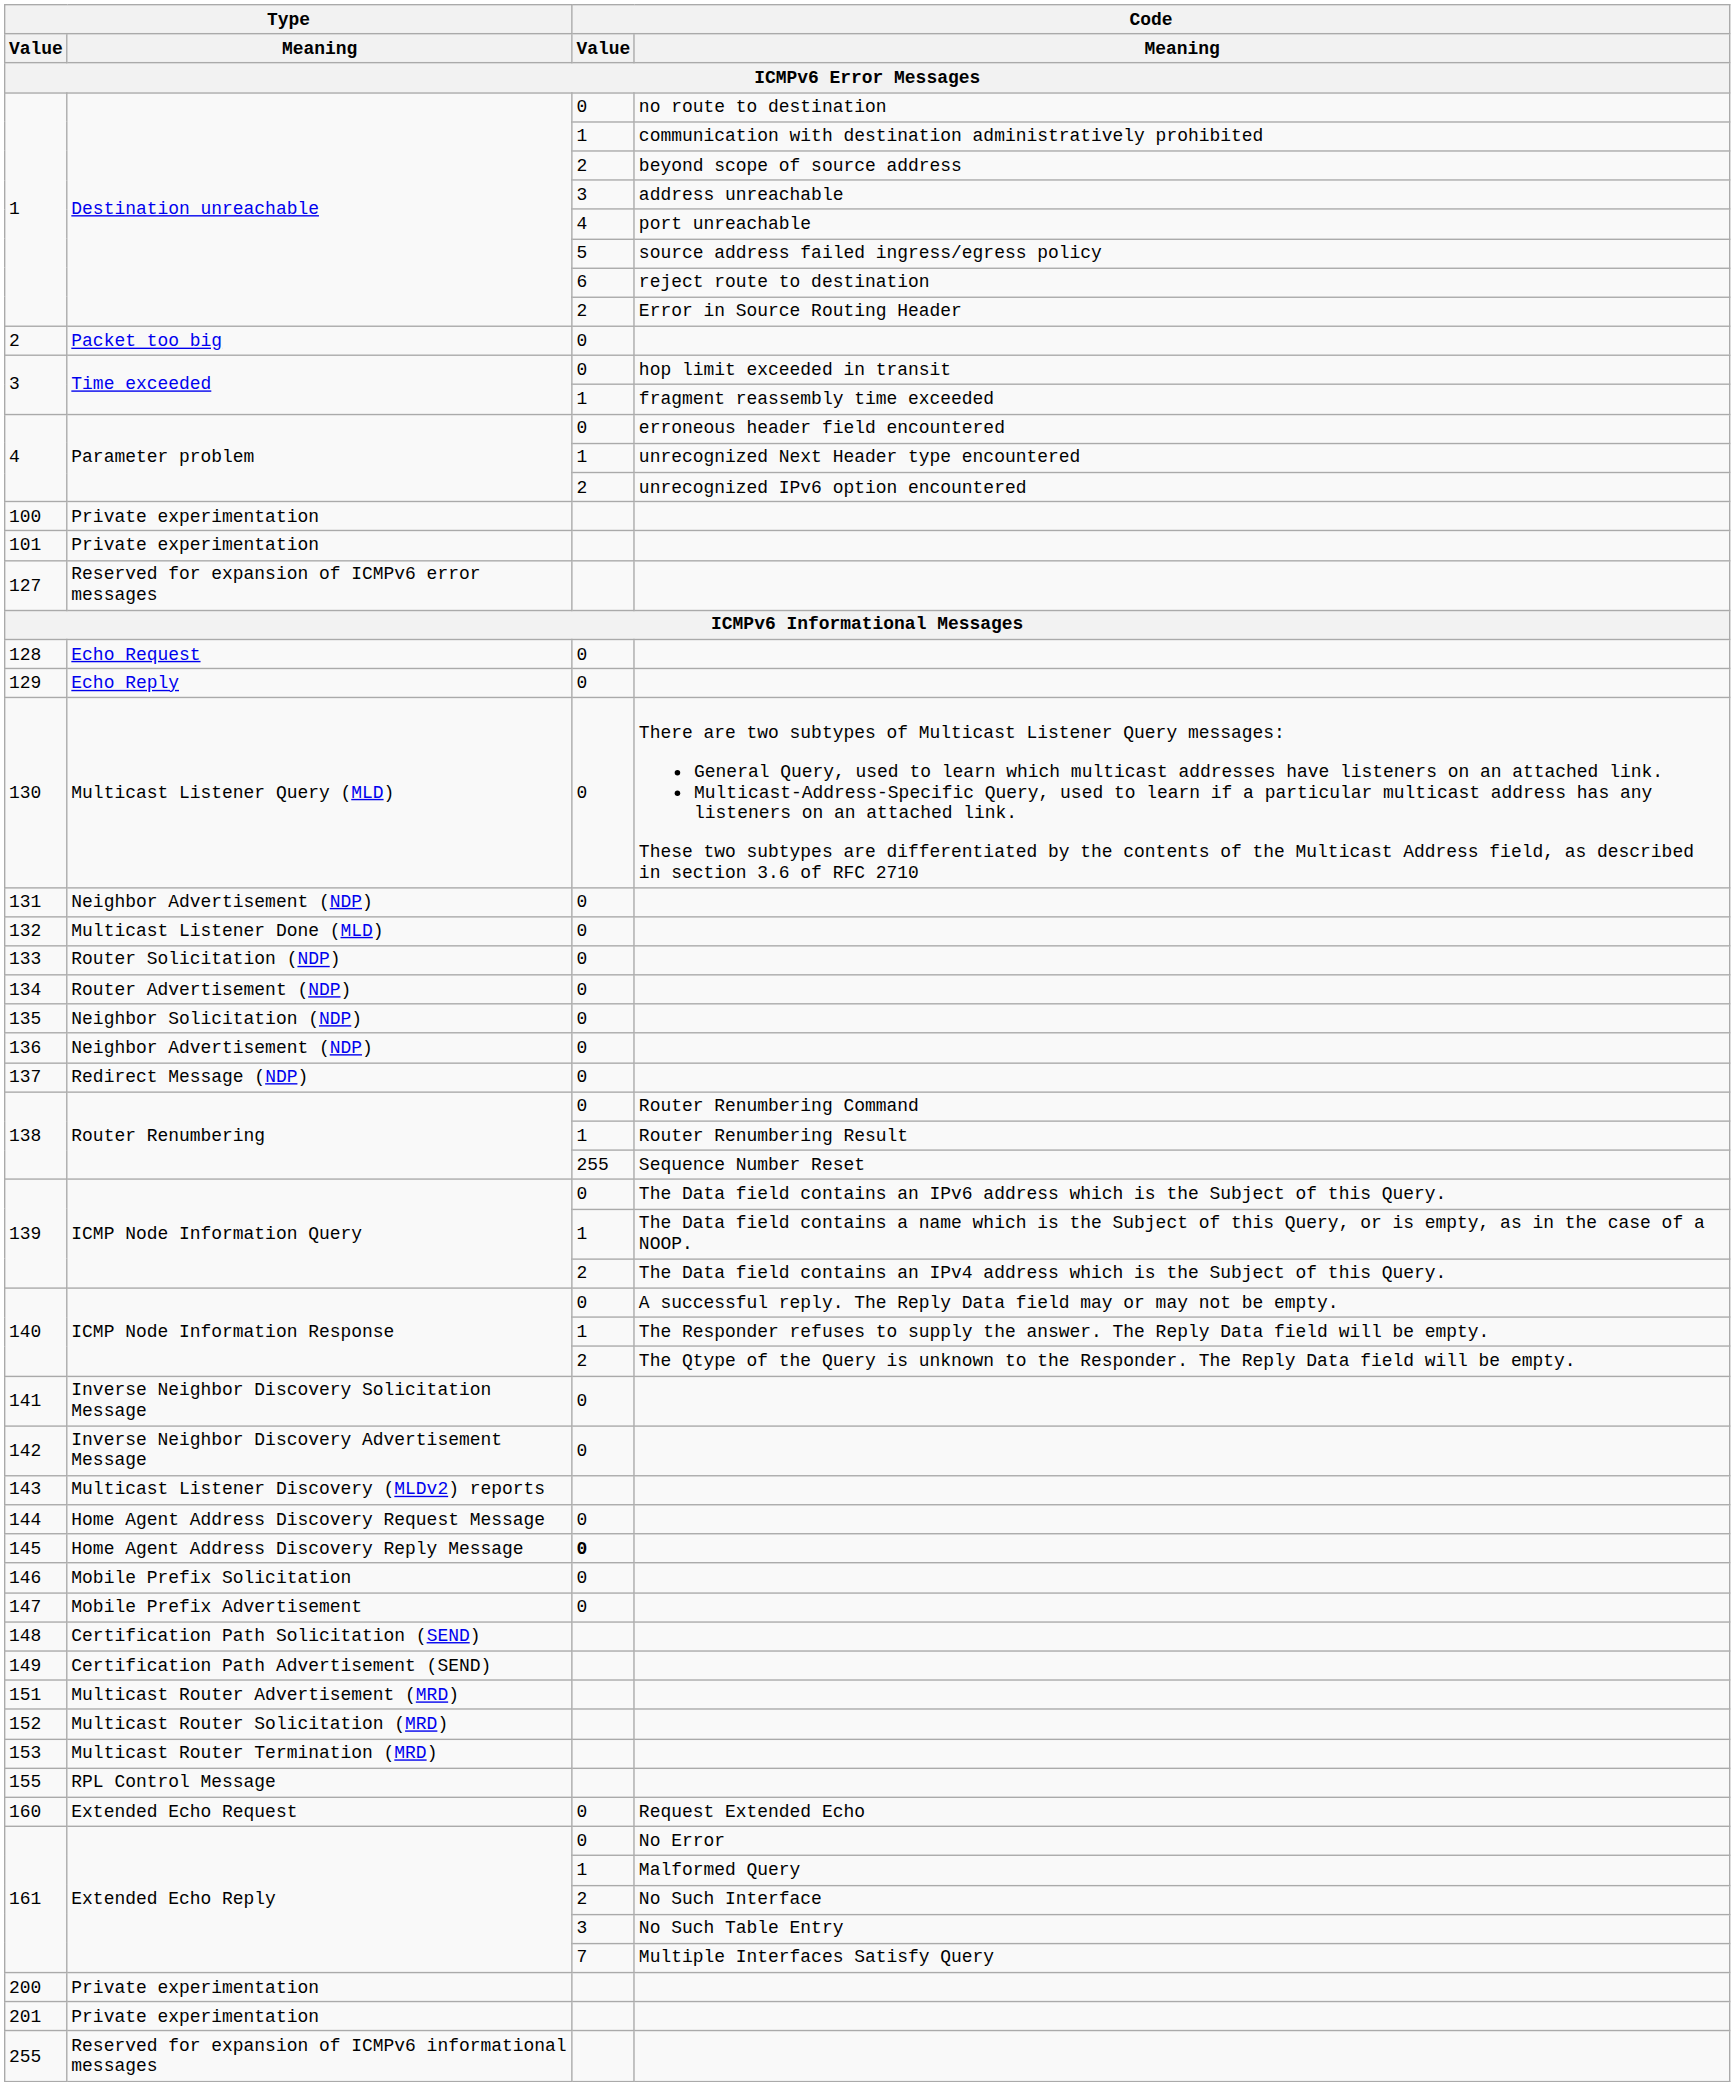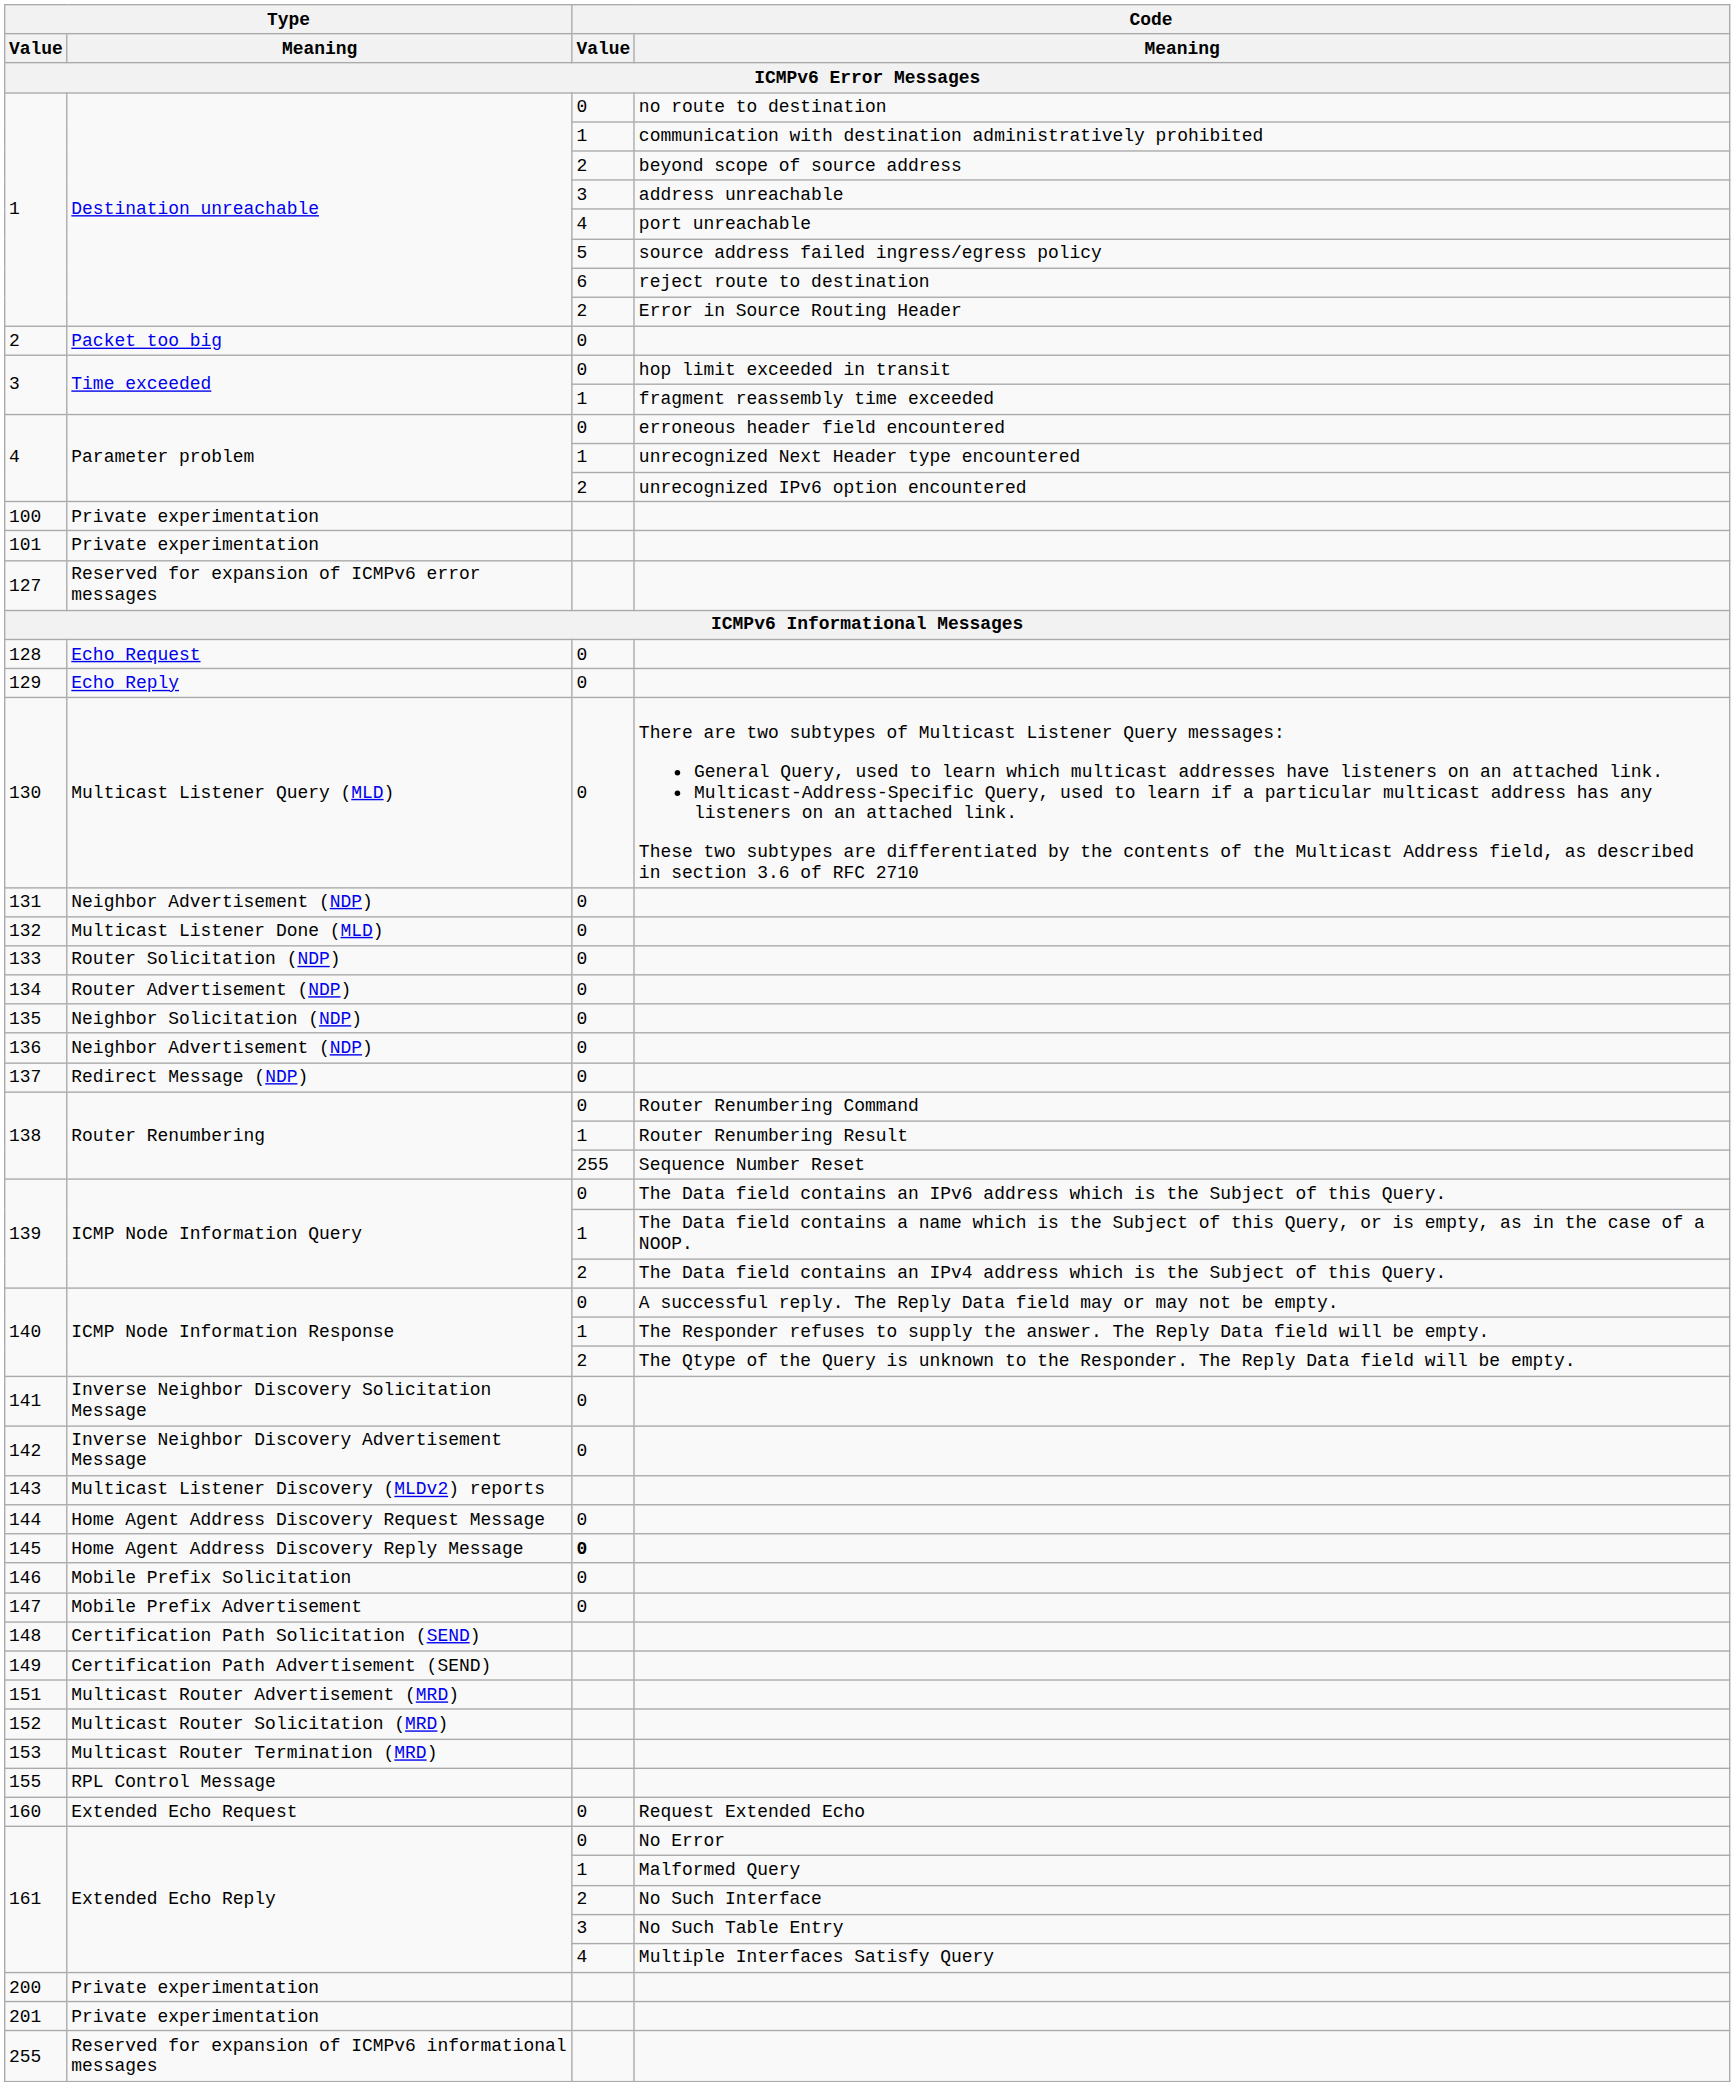(582, 1958) 7 -> (582, 1958) 4
